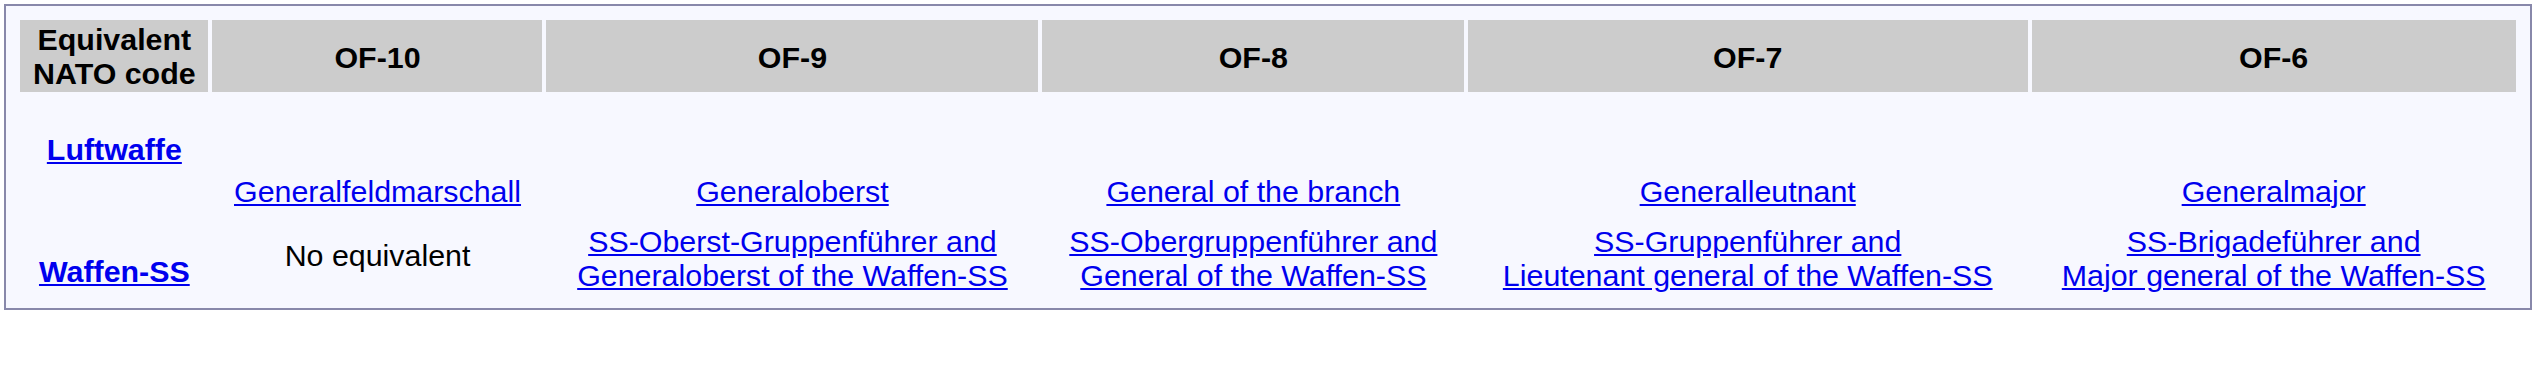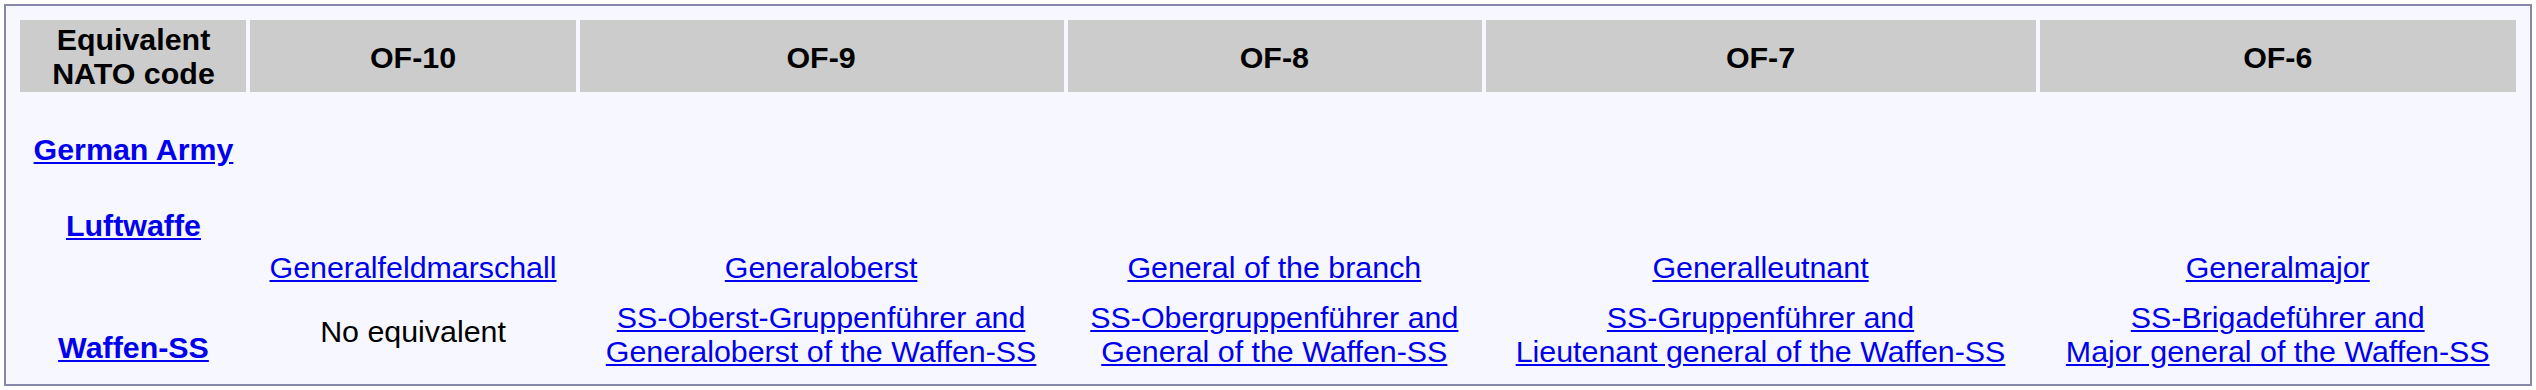+ row: (133, 149)
